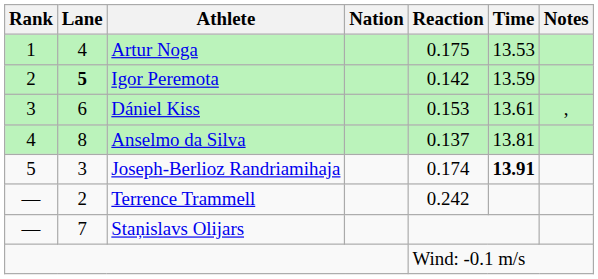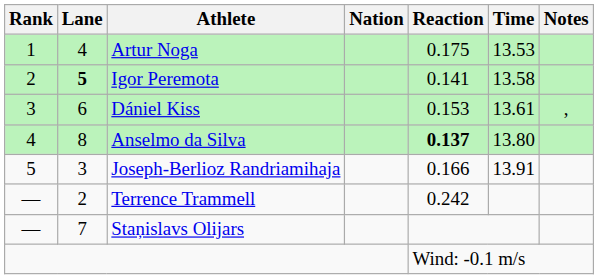(448, 79) 0.142 -> (448, 79) 0.141
(514, 79) 13.59 -> (514, 79) 13.58
(448, 139) normal -> (448, 139) bold
(514, 139) 13.81 -> (514, 139) 13.80
(448, 169) 0.174 -> (448, 169) 0.166
(514, 169) bold -> (514, 169) normal
